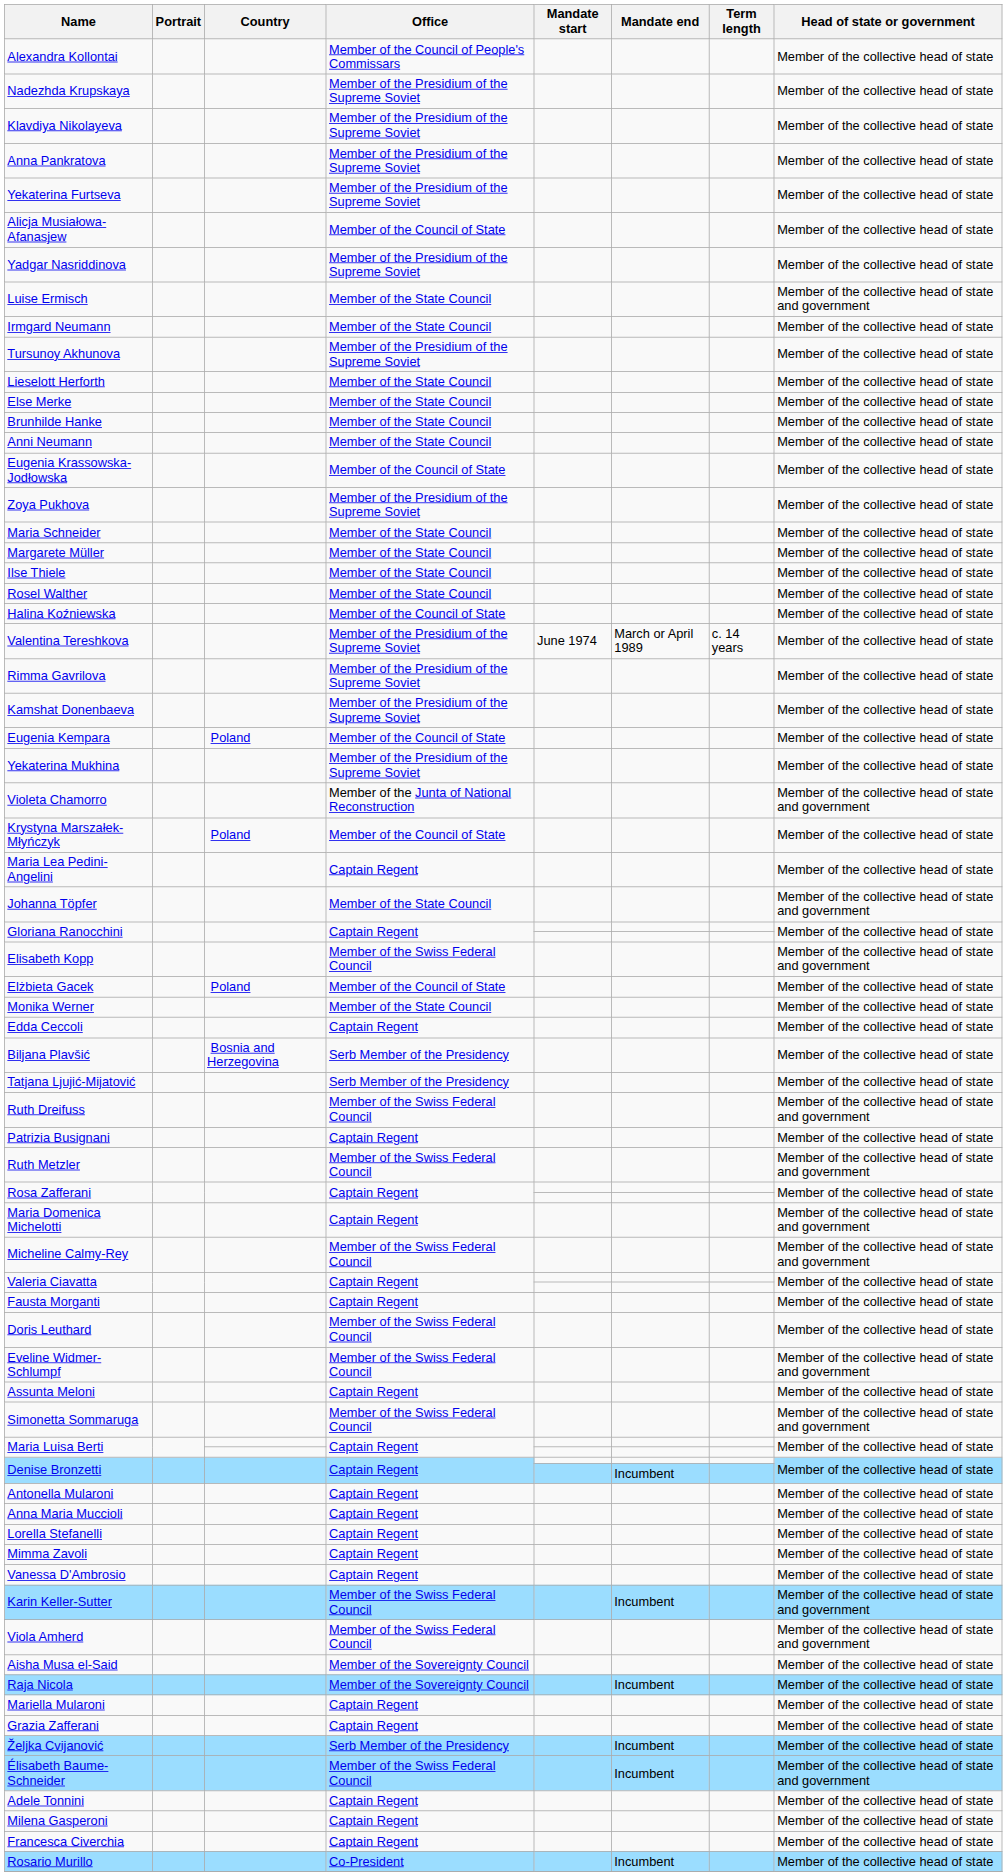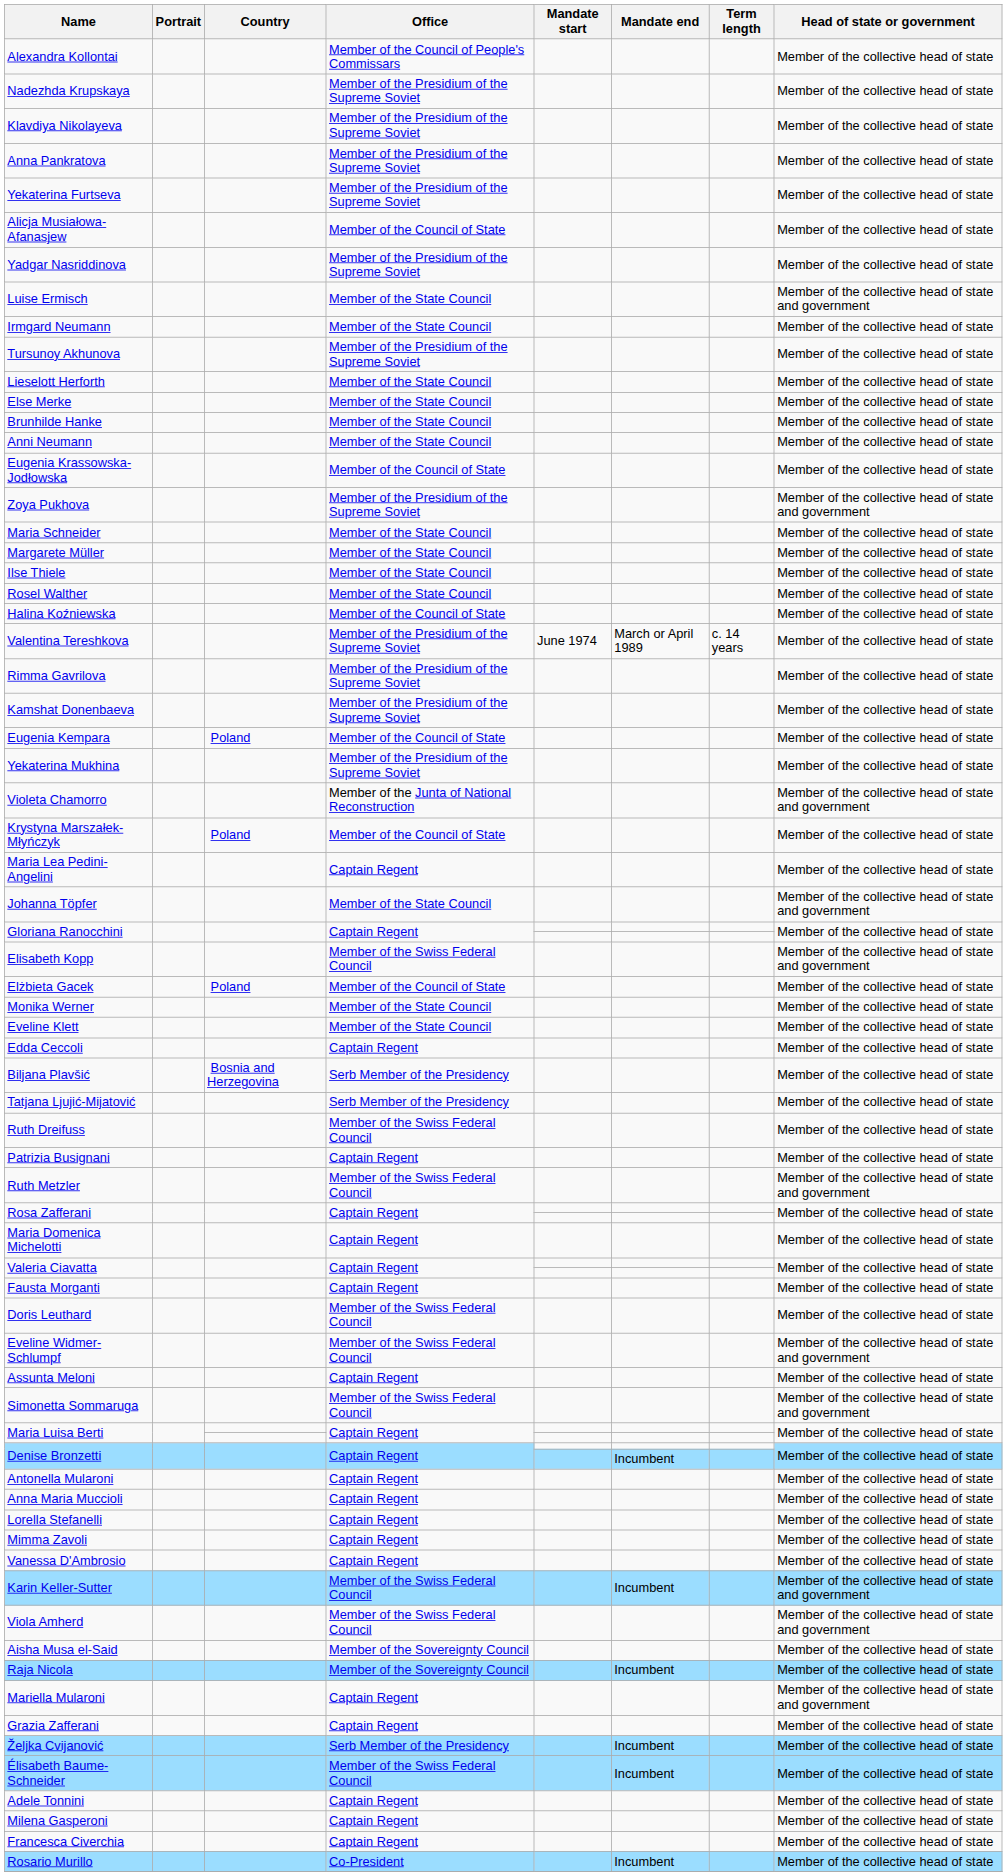(885, 505) Member of the collective head of state -> (885, 505) Member of the collective head of state and government
+ row: (43, 1027)
(885, 1110) Member of the collective head of state and government -> (885, 1130) Member of the collective head of state
(885, 1220) Member of the collective head of state and government -> (885, 1240) Member of the collective head of state
- row: (68, 1254)
(885, 1705) Member of the collective head of state -> (885, 1698) Member of the collective head of state and government
(885, 1773) Member of the collective head of state and government -> (885, 1773) Member of the collective head of state
